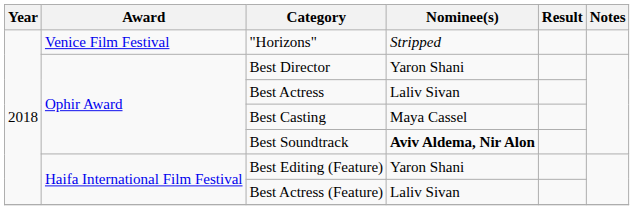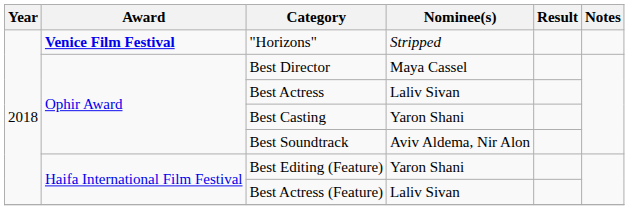(107, 42) normal -> (110, 42) bold
(427, 67) Yaron Shani -> (429, 67) Maya Cassel
(429, 117) Maya Cassel -> (427, 117) Yaron Shani
(462, 142) bold -> (460, 142) normal
